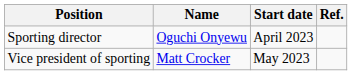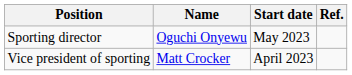(283, 37) April 2023 -> (281, 37) May 2023
(281, 59) May 2023 -> (283, 59) April 2023
